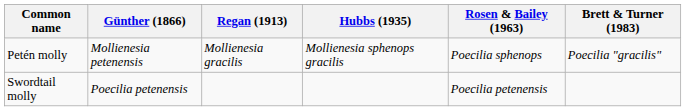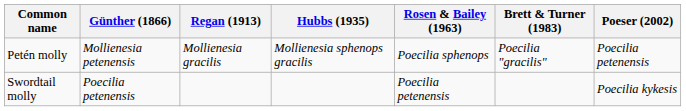+ column: (637, 21)
